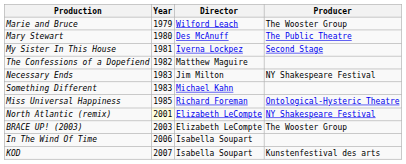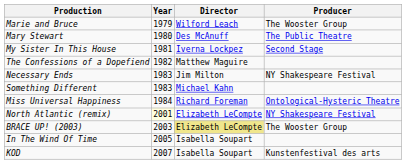(163, 101) 1985 -> (163, 101) 1984
(219, 127) no background -> (219, 127) khaki background
(163, 140) 2006 -> (163, 140) 2005
